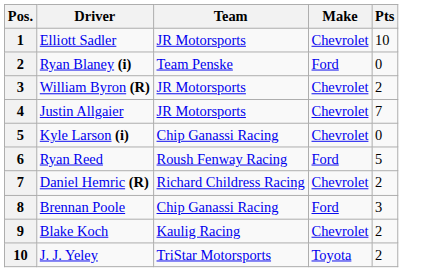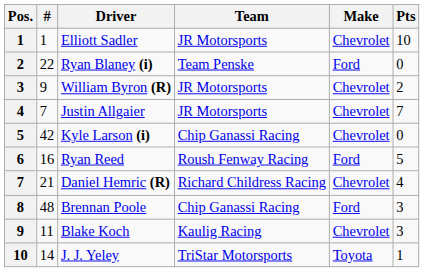+ column: (47, 16)
(379, 183) 2 -> (400, 183) 4
(379, 230) 2 -> (400, 230) 3
(379, 254) 2 -> (400, 254) 1
